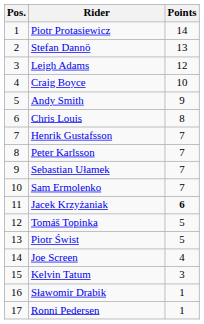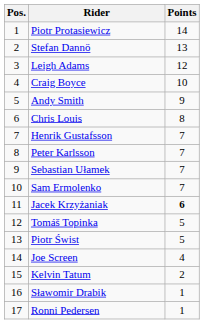(182, 275) 3 -> (182, 275) 2
